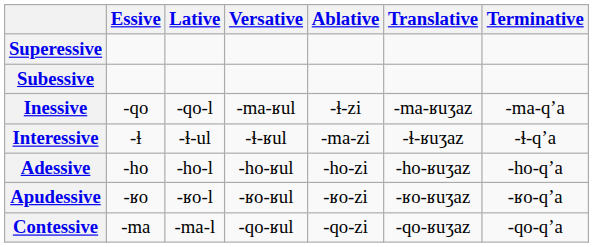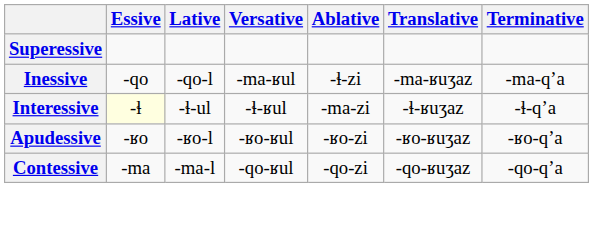- row: (56, 78)
(136, 138) no background -> (136, 108) lightyellow background
- row: (56, 167)
